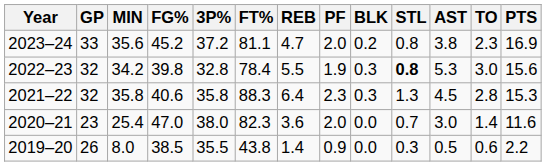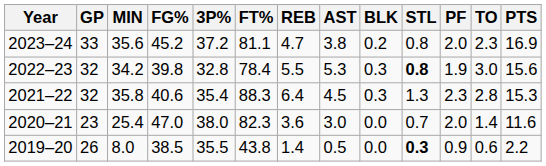columns swapped: (451, 17) <-> (335, 17)
(212, 95) 35.8 -> (212, 95) 35.4
(407, 148) normal -> (417, 148) bold
